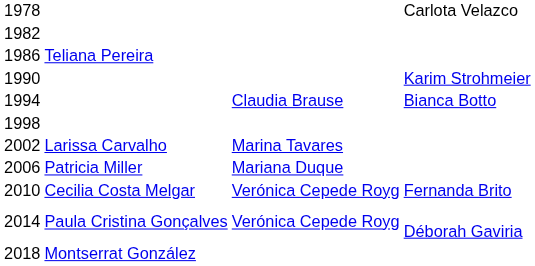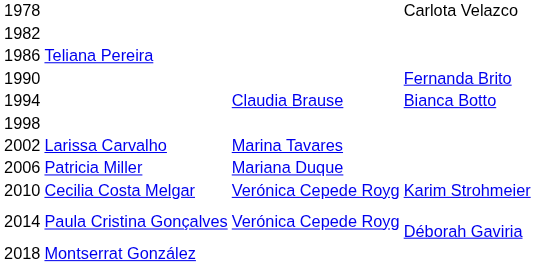(467, 78) Karim Strohmeier -> (458, 78) Fernanda Brito
(458, 190) Fernanda Brito -> (467, 190) Karim Strohmeier
